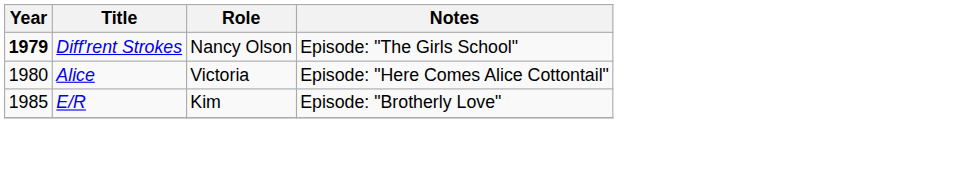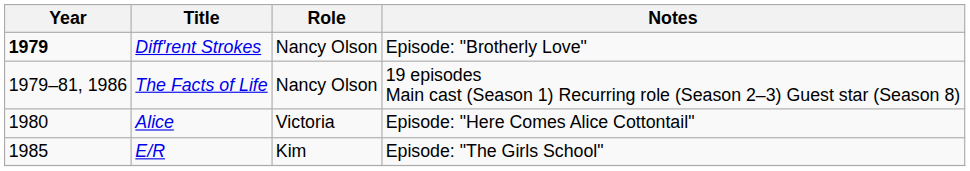(409, 46) Episode: "The Girls School" -> (486, 46) Episode: "Brotherly Love"
+ row: (202, 84)
(401, 103) Episode: "Brotherly Love" -> (495, 151) Episode: "The Girls School"
